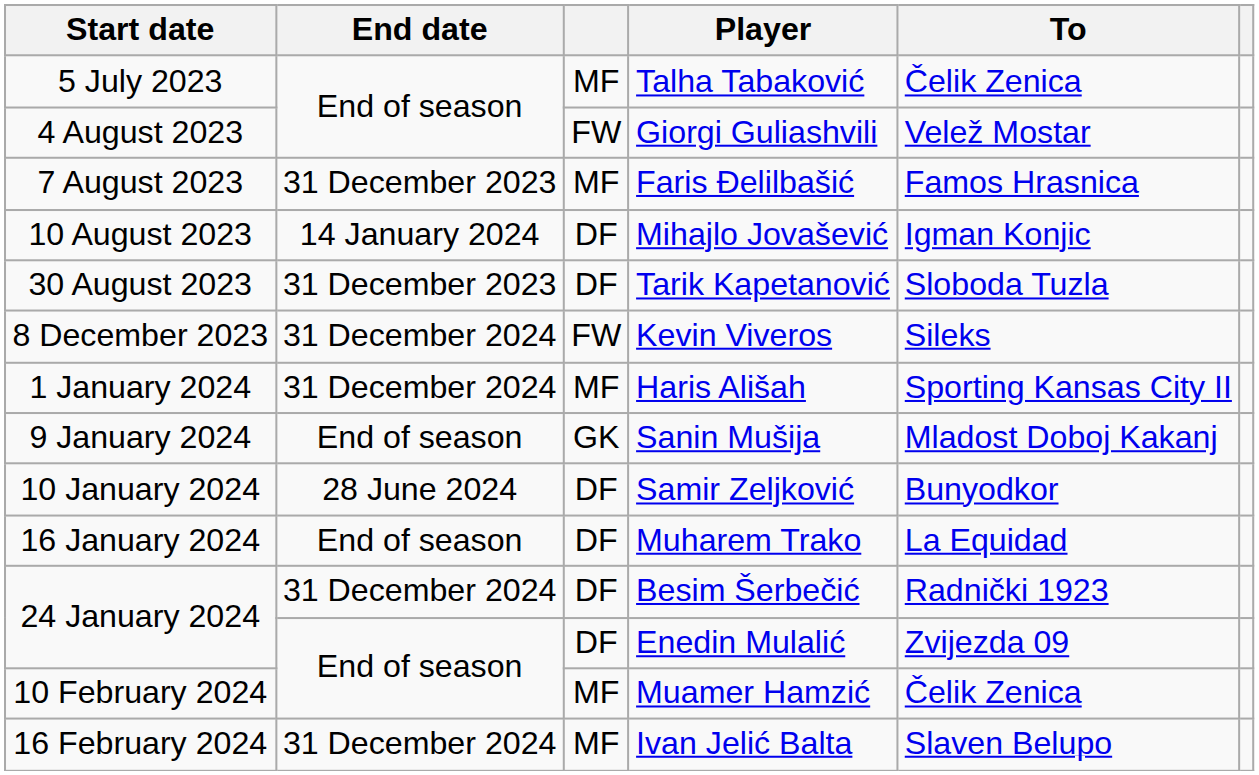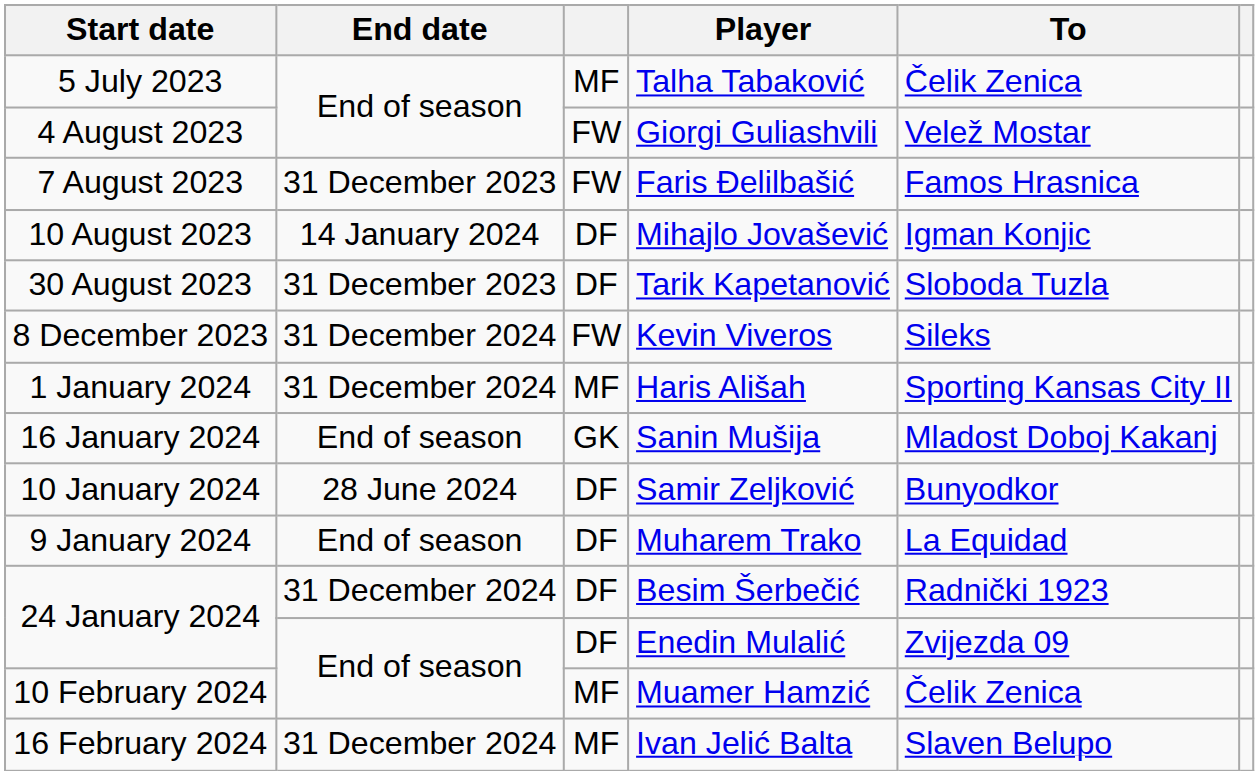(596, 183) MF -> (596, 183) FW
(140, 438) 9 January 2024 -> (140, 438) 16 January 2024
(140, 540) 16 January 2024 -> (140, 540) 9 January 2024
